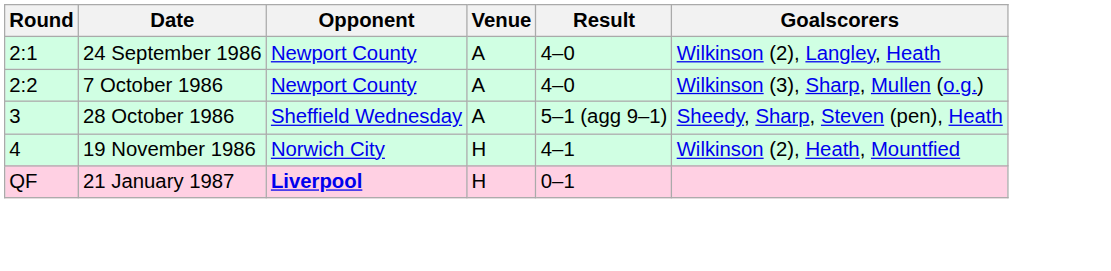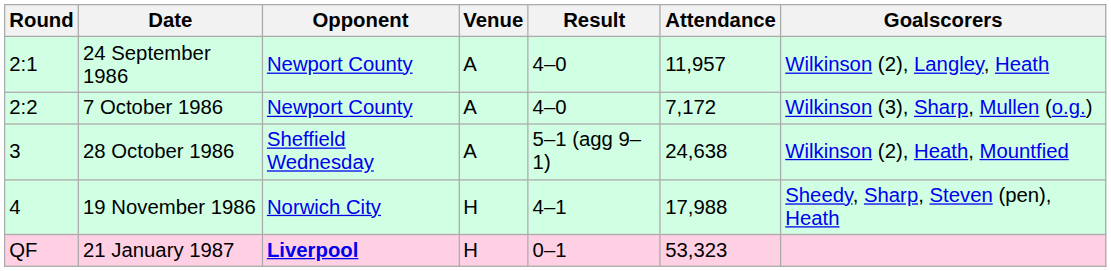+ column: (721, 20)
(840, 117) Sheedy, Sharp, Steven (pen), Heath -> (927, 151) Wilkinson (2), Heath, Mountfied
(818, 149) Wilkinson (2), Heath, Mountfied -> (918, 206) Sheedy, Sharp, Steven (pen), Heath
